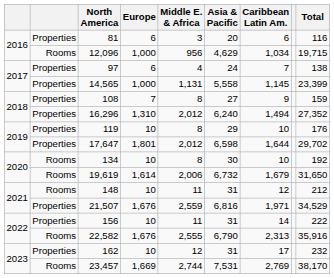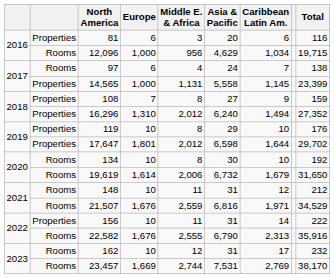(54, 68) Properties -> (61, 68) Rooms
(54, 205) Properties -> (61, 205) Rooms
(54, 251) Properties -> (61, 251) Rooms
